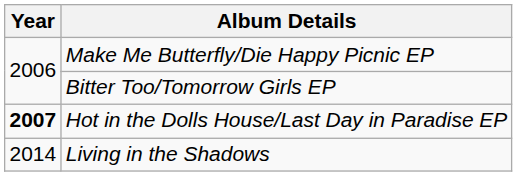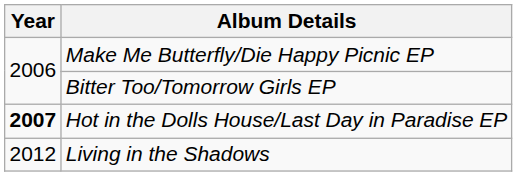(33, 154) 2014 -> (33, 154) 2012
